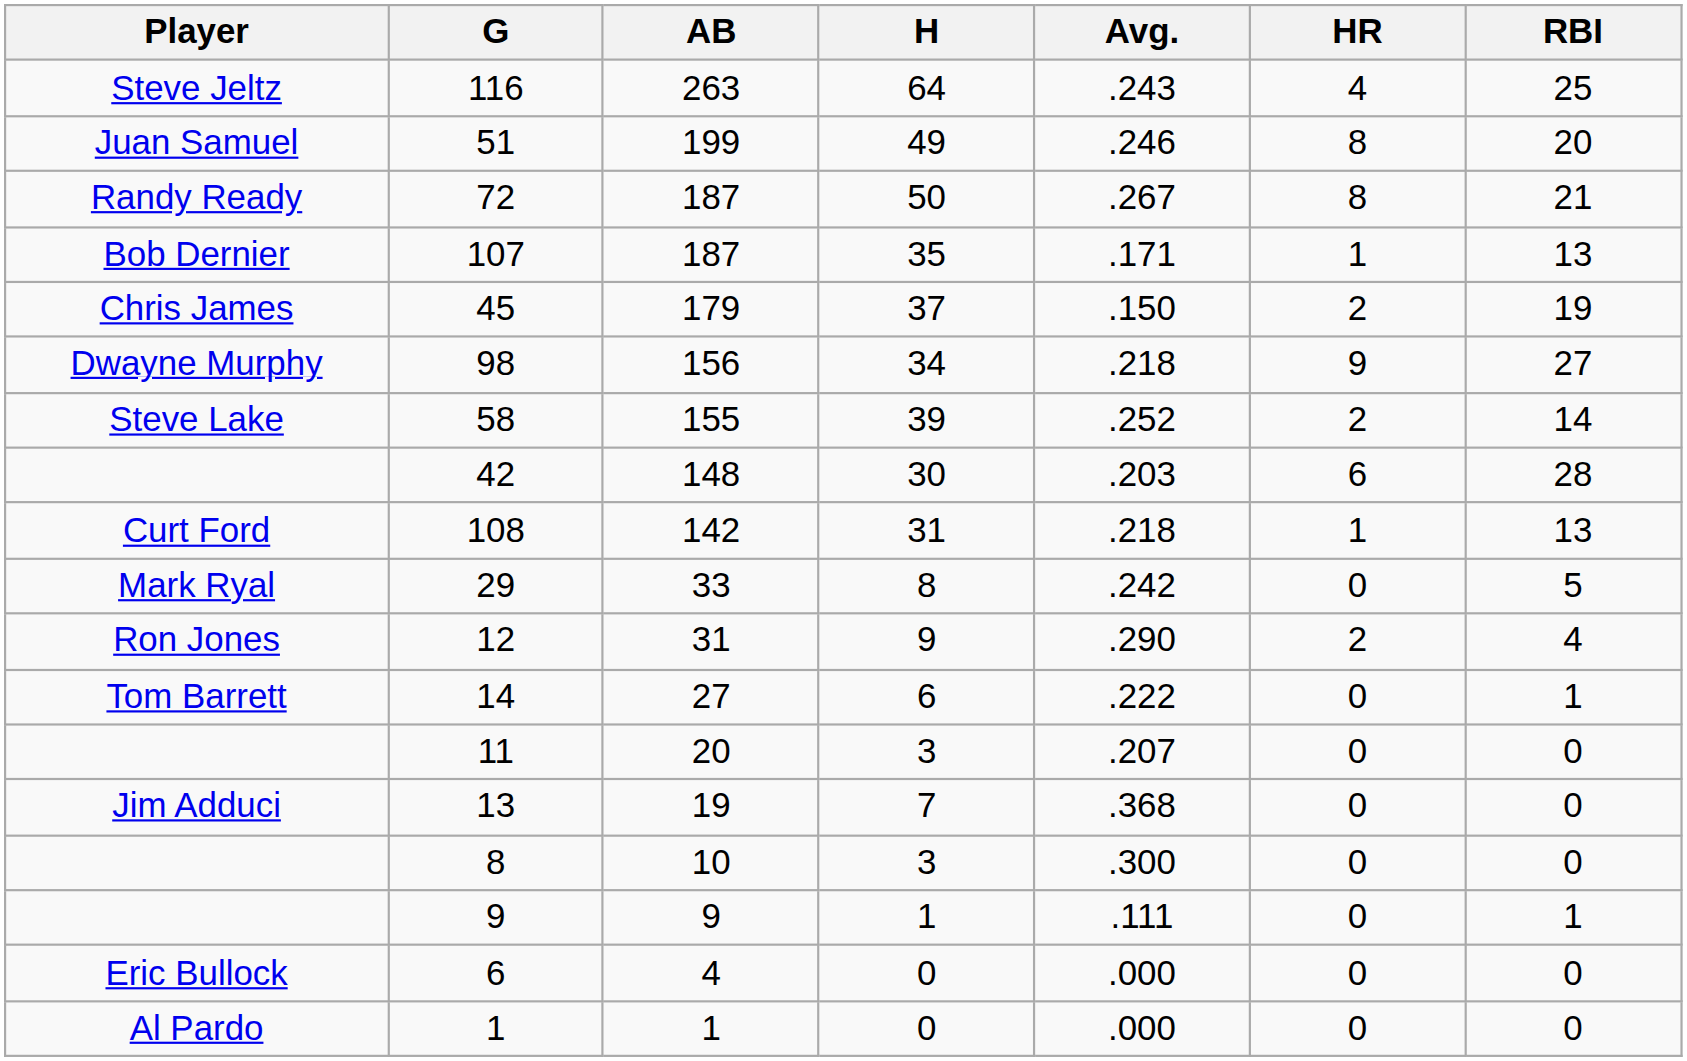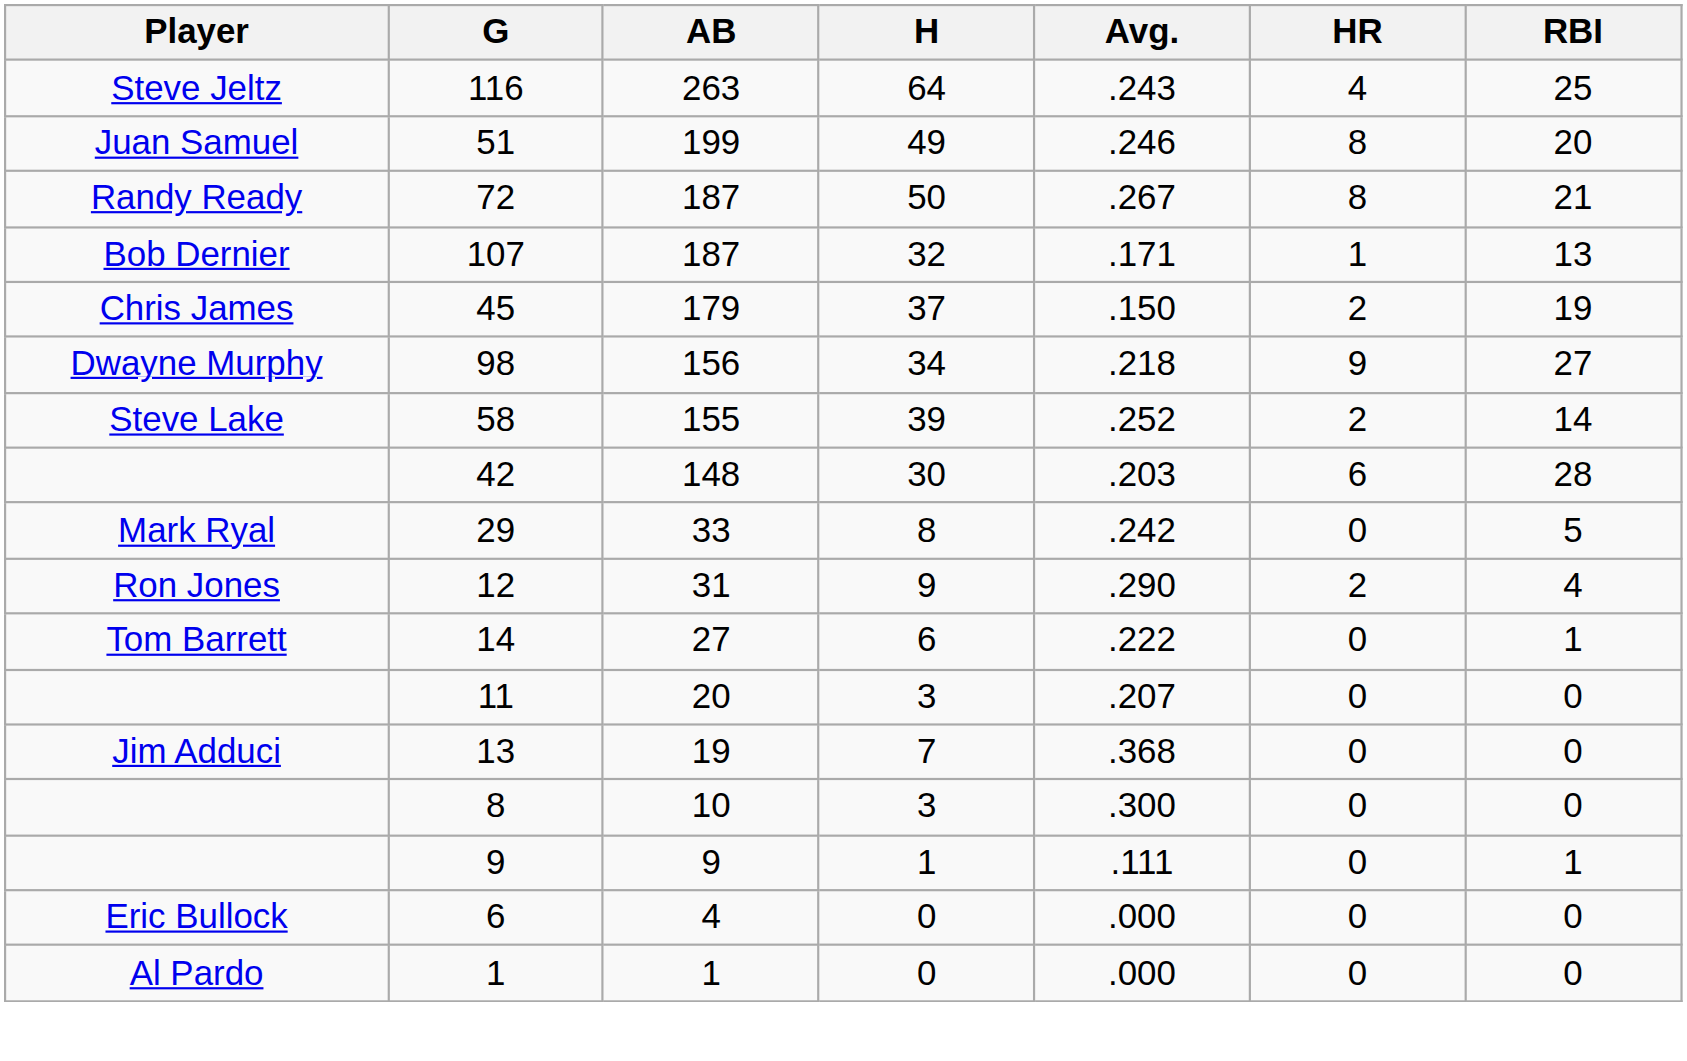(927, 253) 35 -> (927, 253) 32
- row: (496, 530)
